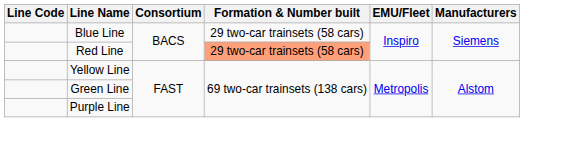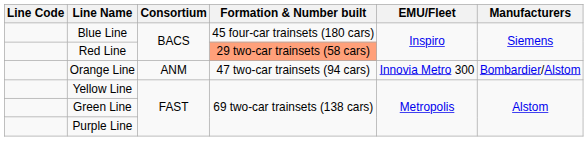(287, 32) 29 two-car trainsets (58 cars) -> (293, 32) 45 four-car trainsets (180 cars)
+ row: (102, 70)
